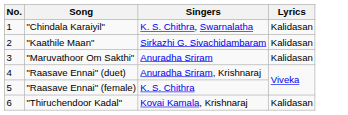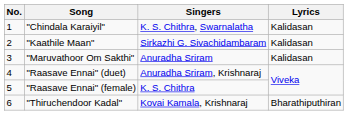(292, 103) Kalidasan -> (306, 103) Bharathiputhiran
